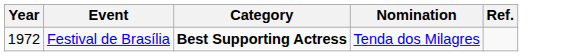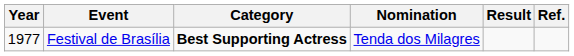+ column: (509, 16)
(24, 39) 1972 -> (24, 39) 1977
